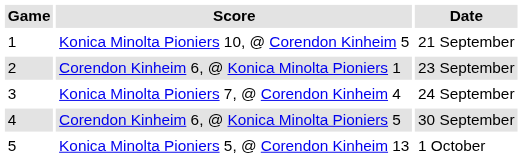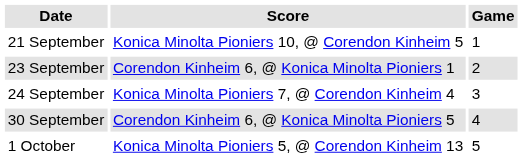columns swapped: (29, 16) <-> (466, 16)
